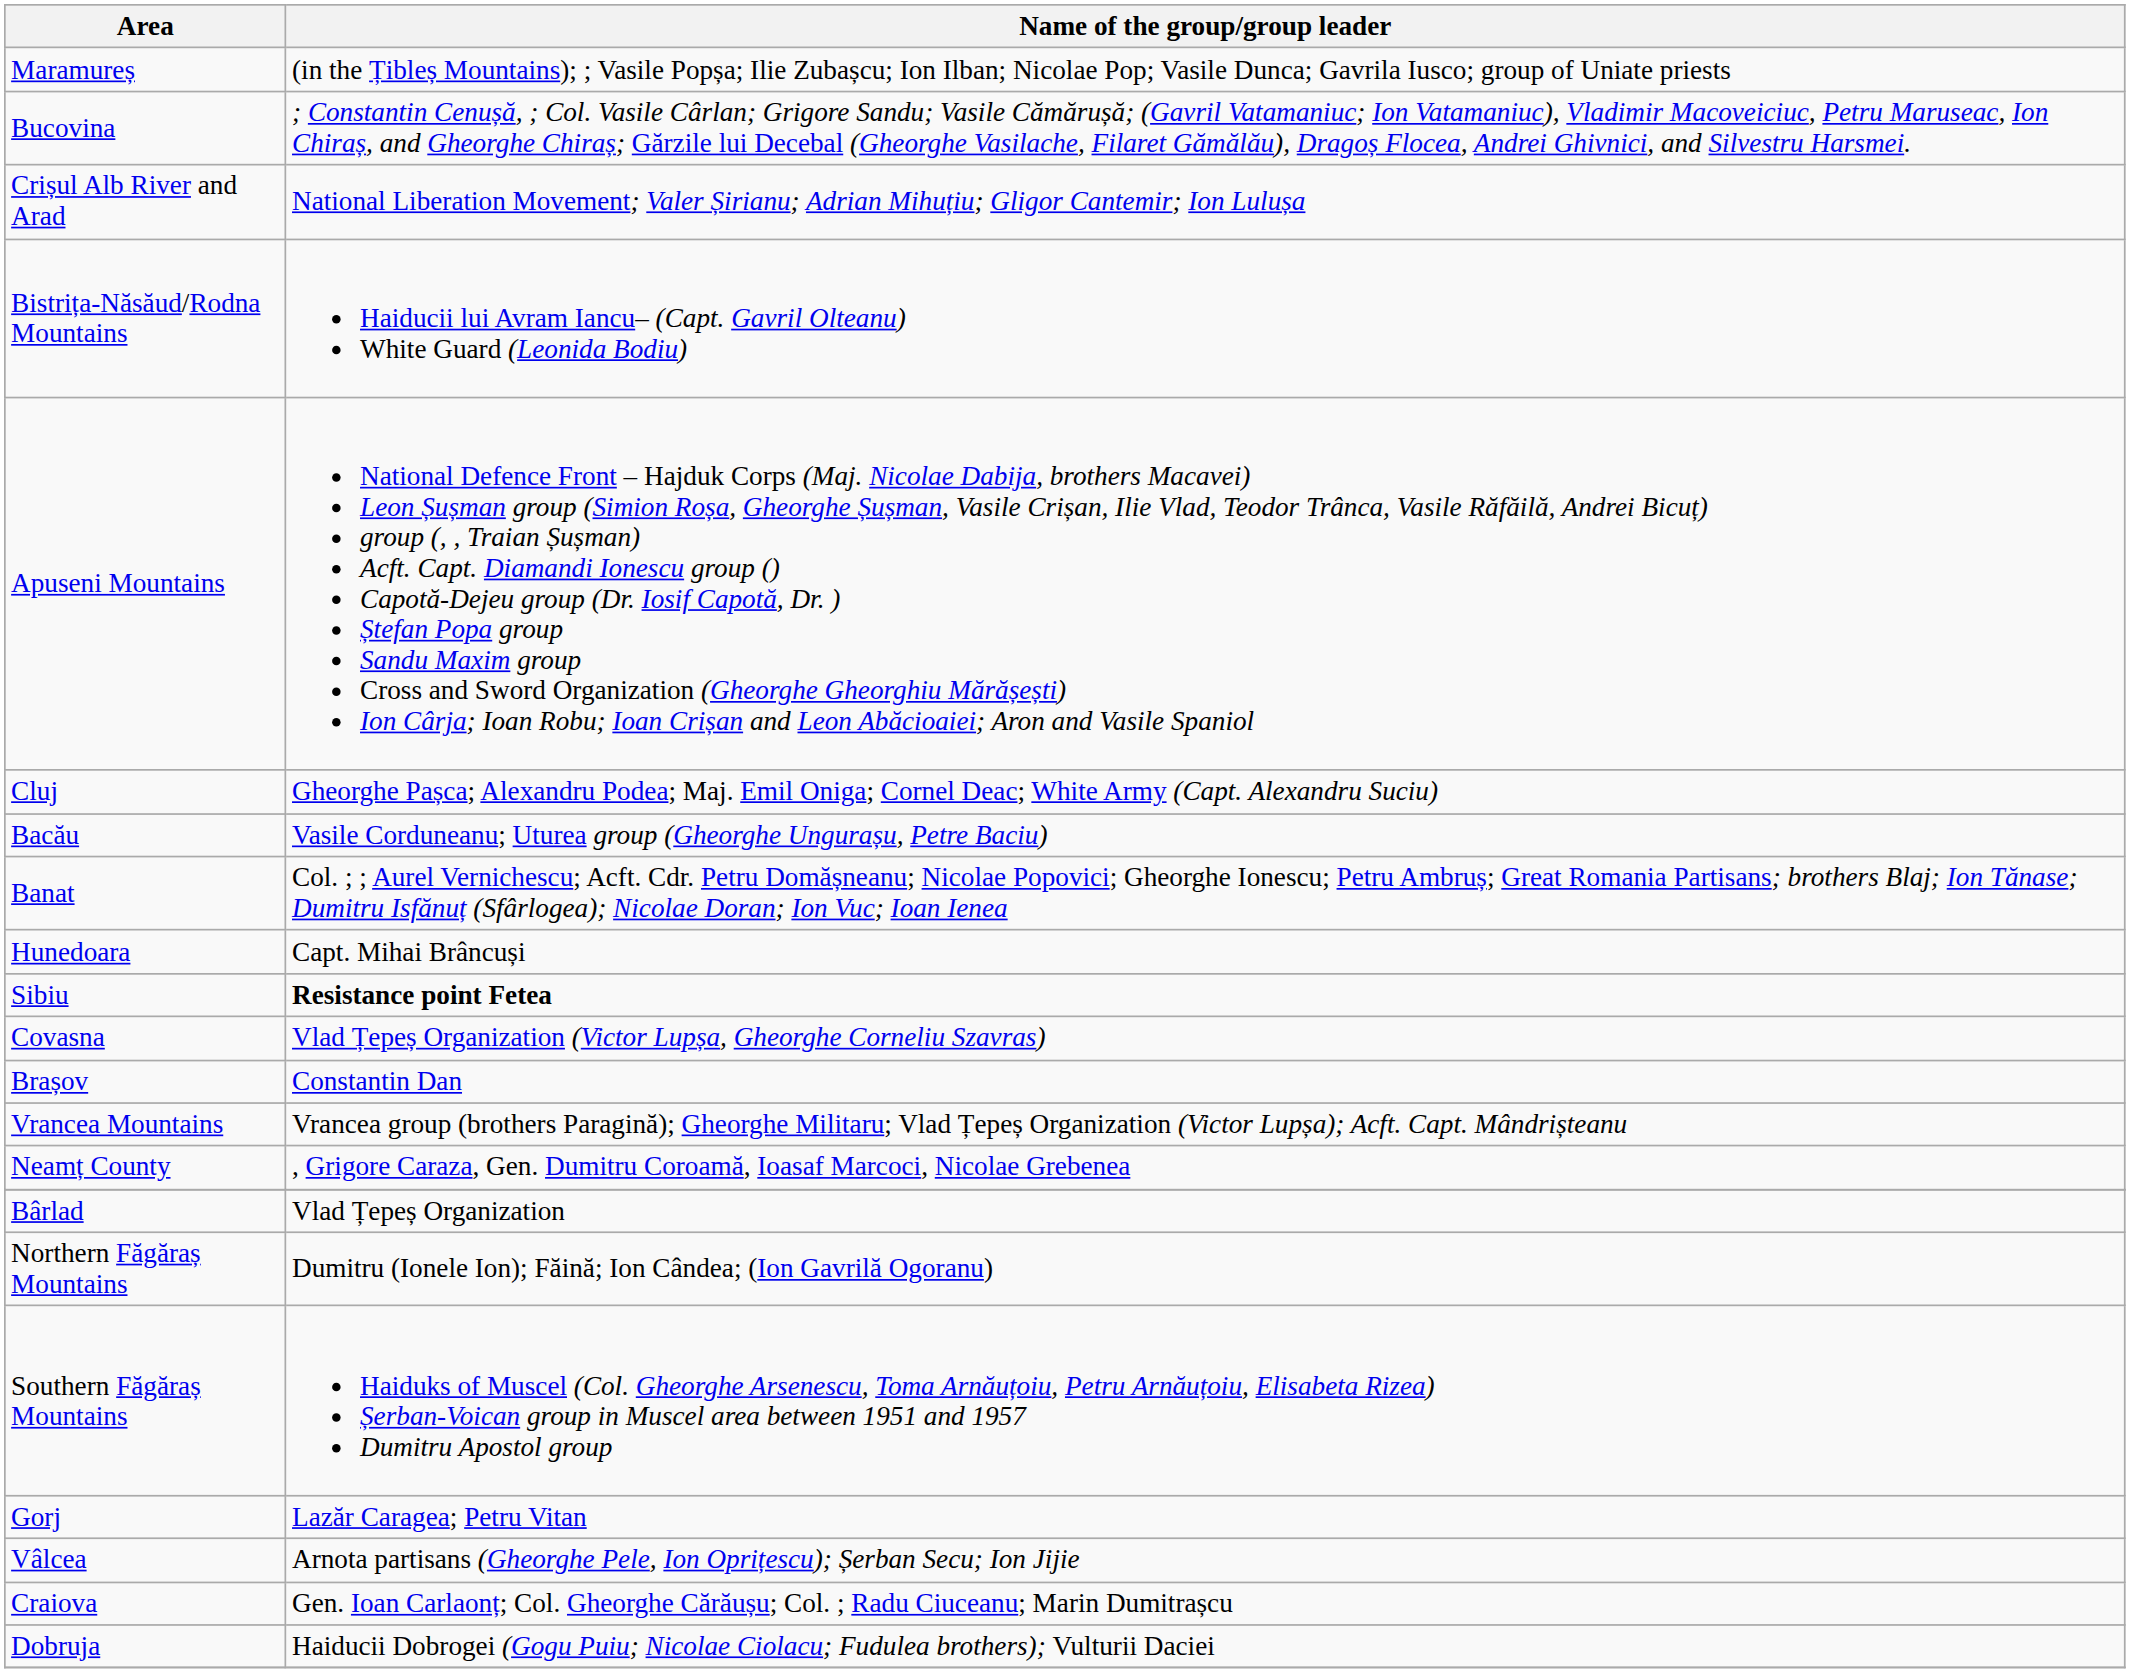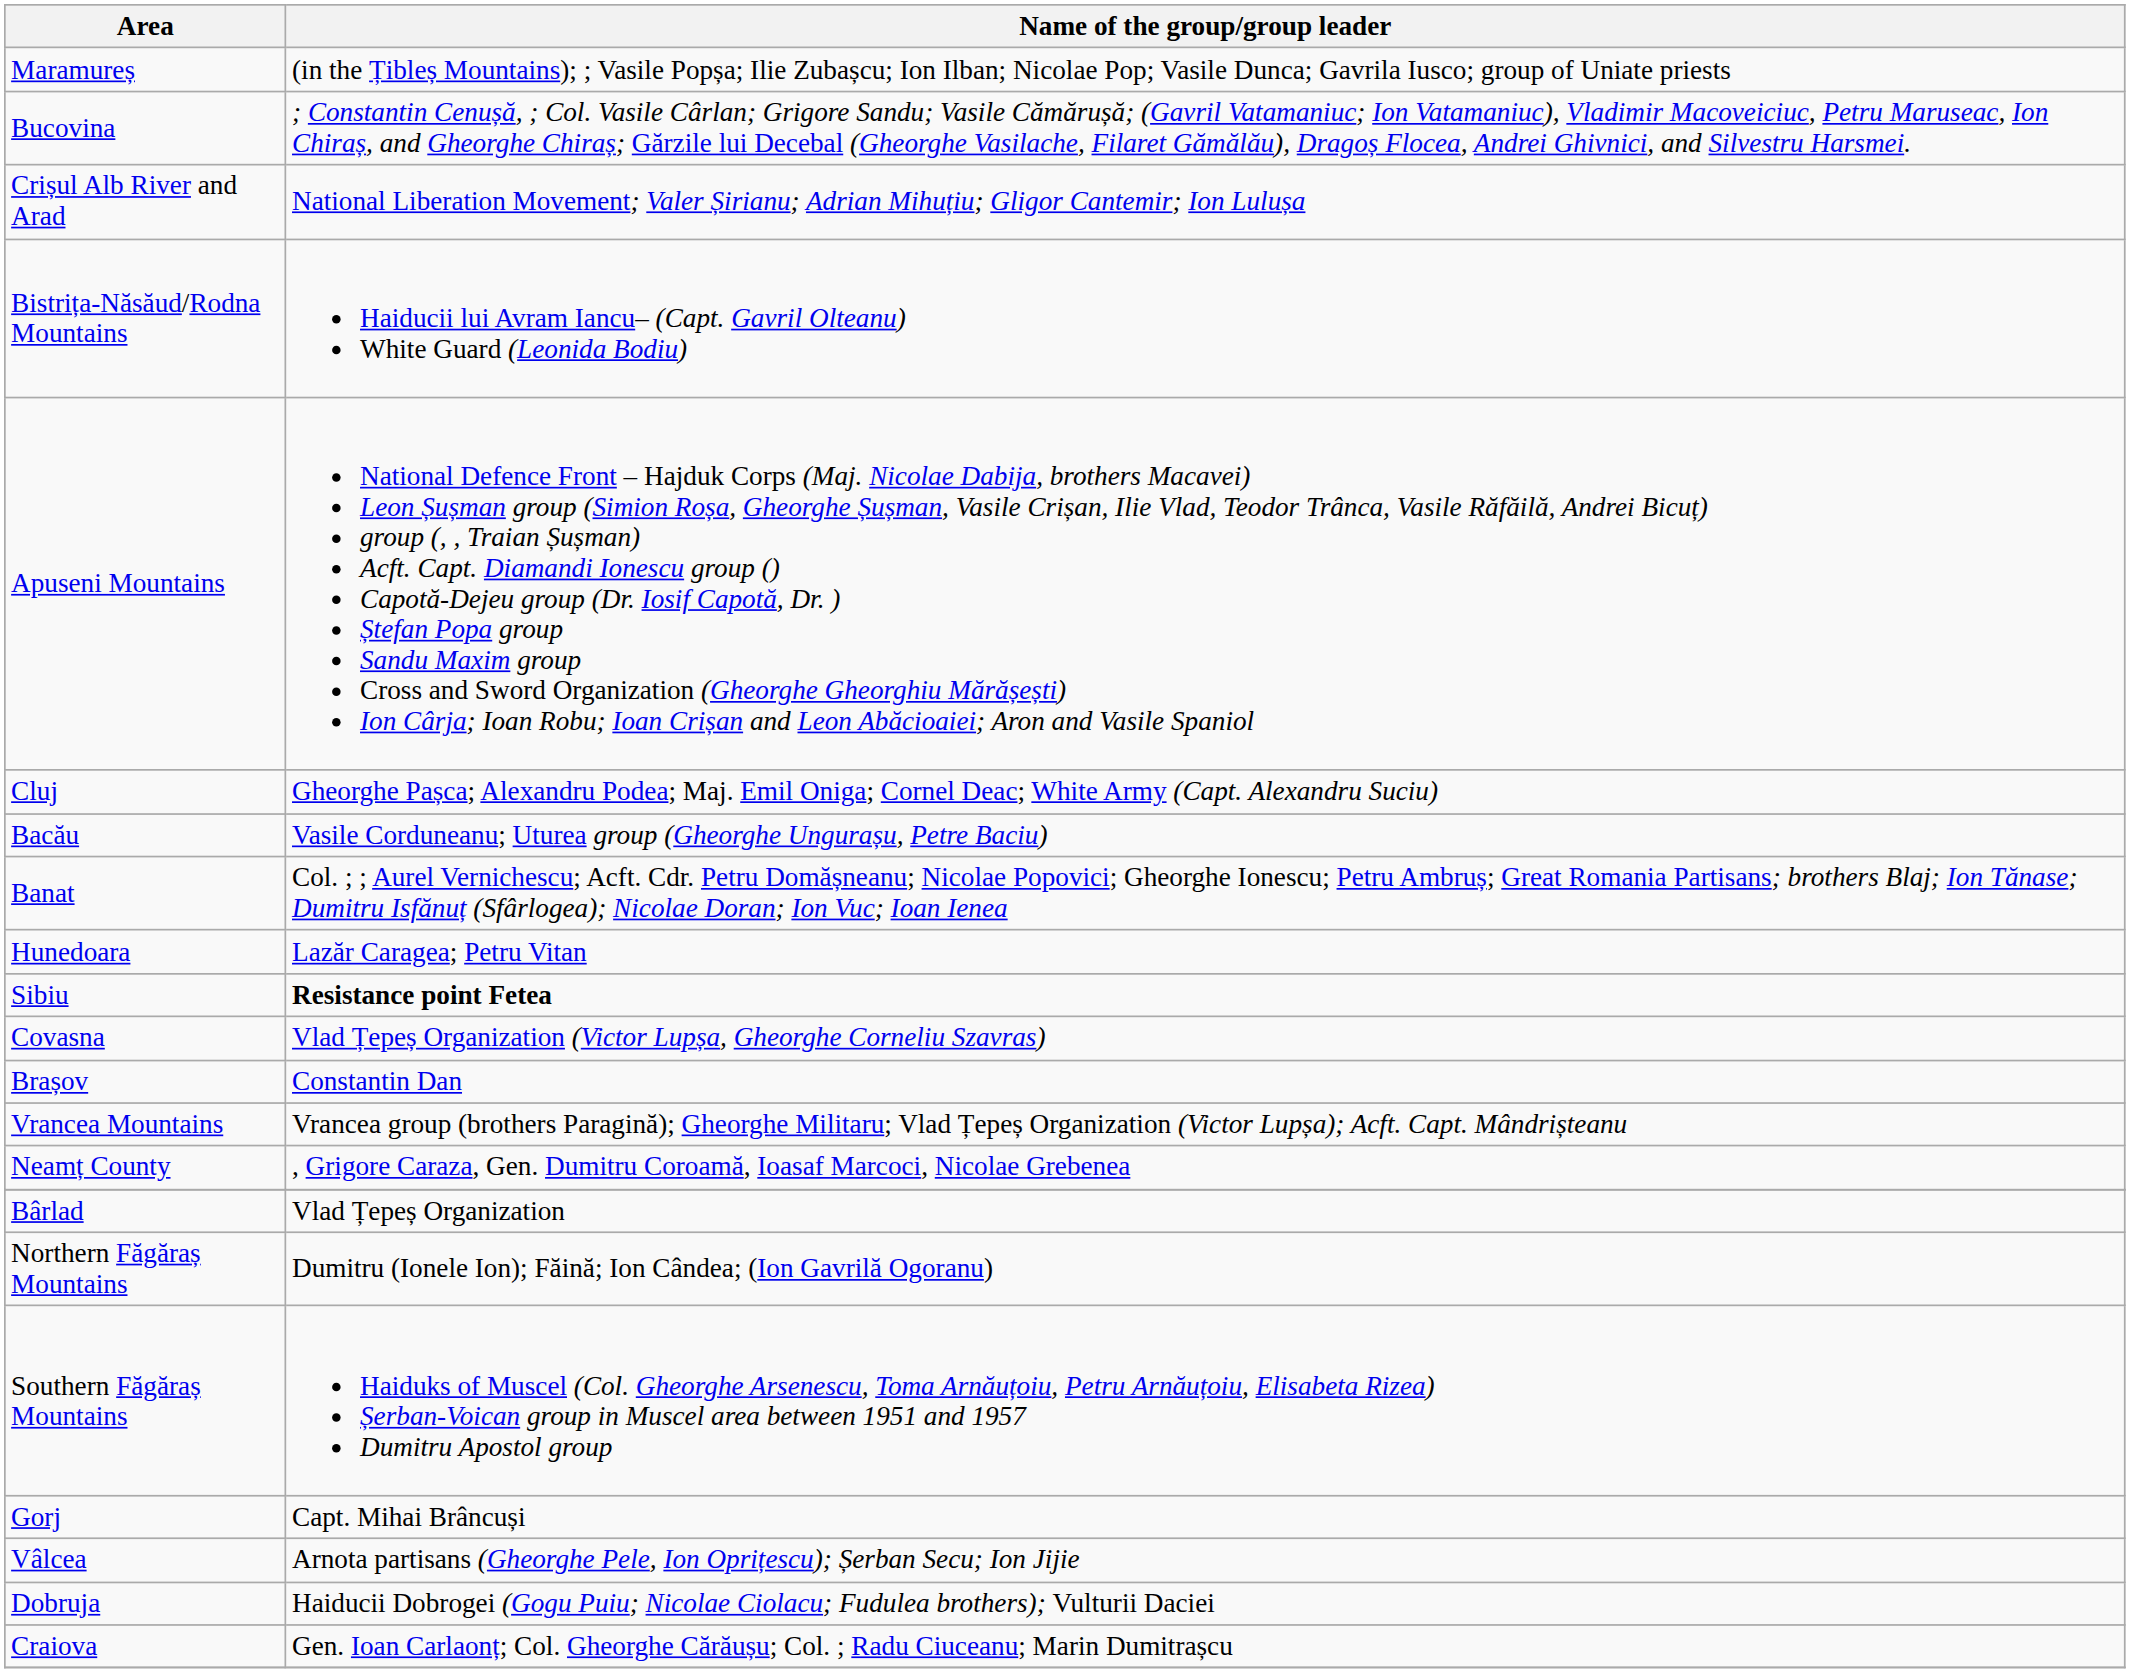(409, 951) Capt. Mihai Brâncuși -> (439, 951) Lazăr Caragea; Petru Vitan
(439, 1516) Lazăr Caragea; Petru Vitan -> (409, 1516) Capt. Mihai Brâncuși
rows swapped: (54, 1602) <-> (56, 1645)
